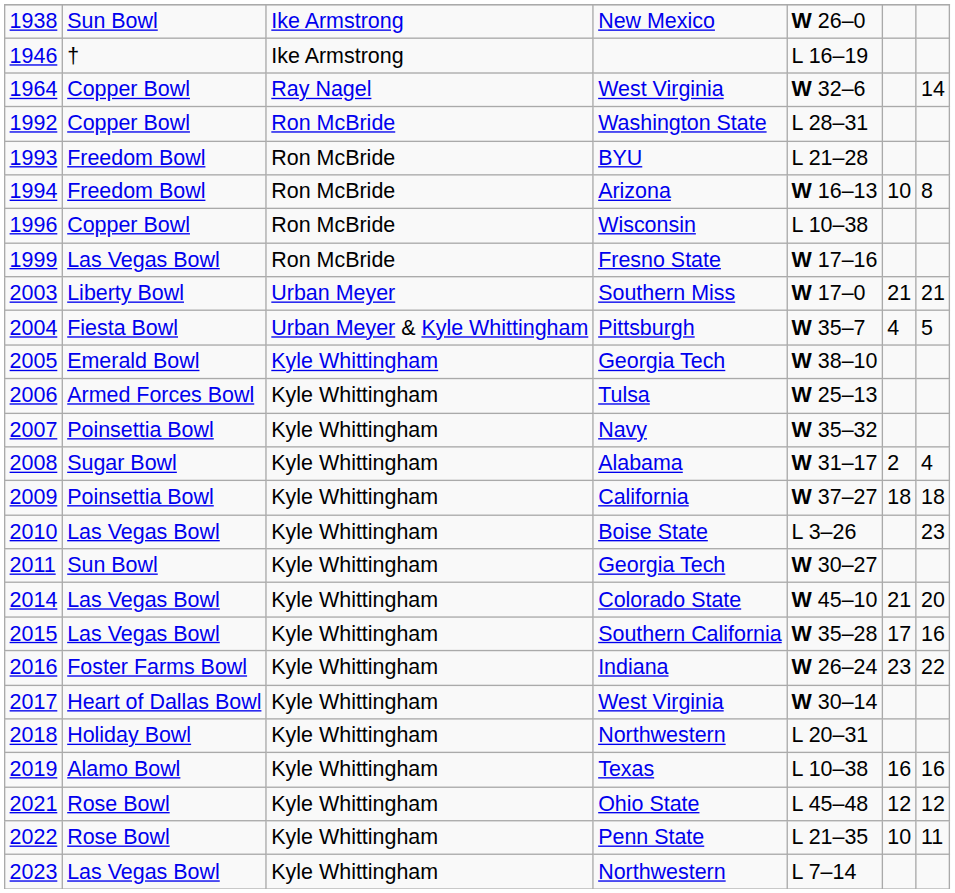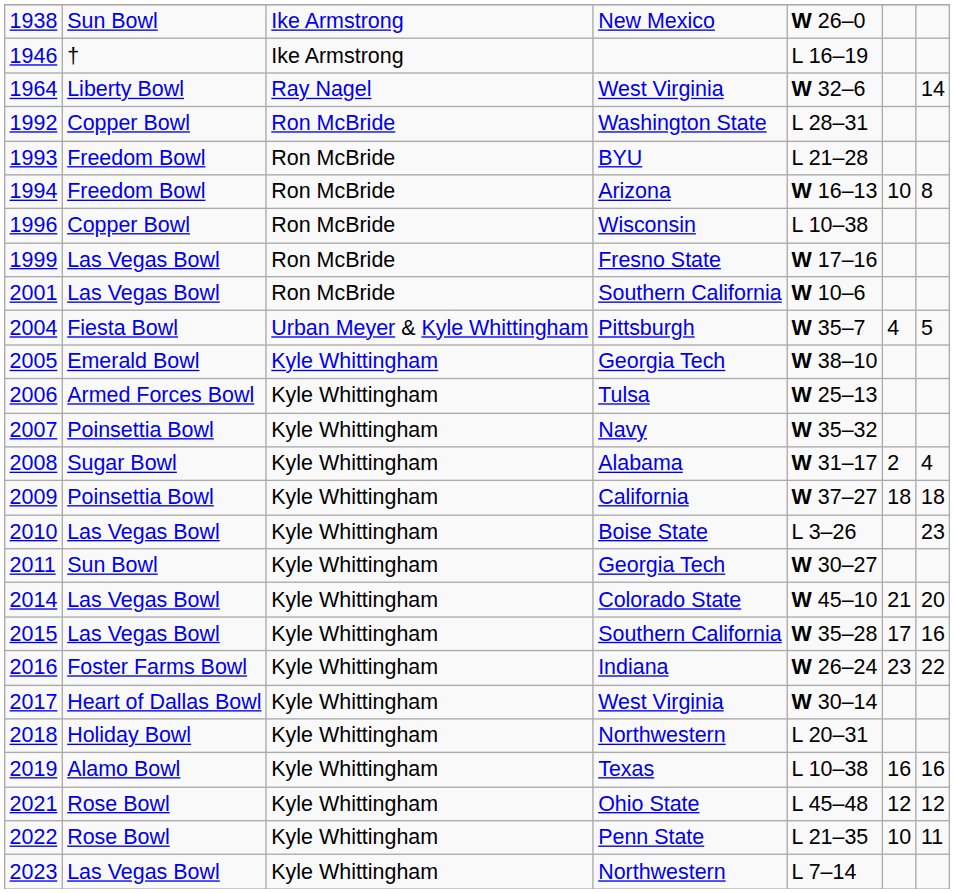(129, 89) Copper Bowl -> (126, 89) Liberty Bowl
+ row: (33, 293)
- row: (33, 293)
